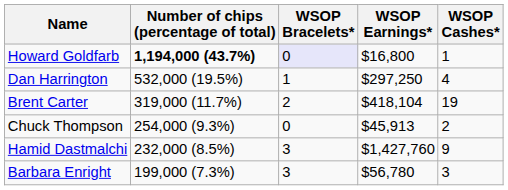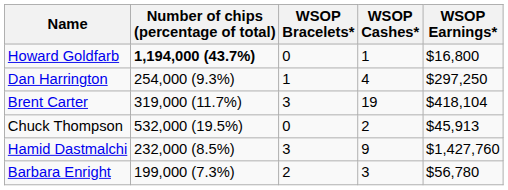columns swapped: (471, 24) <-> (398, 24)
(286, 56) lavender background -> (286, 56) no background
(188, 79) 532,000 (19.5%) -> (184, 79) 254,000 (9.3%)
(286, 102) 2 -> (286, 102) 3
(184, 126) 254,000 (9.3%) -> (188, 126) 532,000 (19.5%)
(286, 172) 3 -> (286, 172) 2
